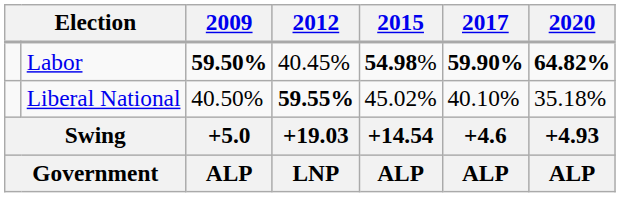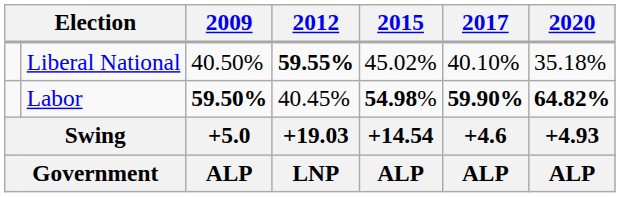rows swapped: (55, 61) <-> (104, 98)
